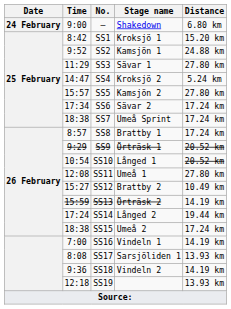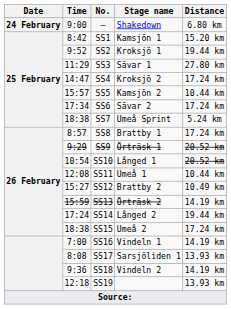(139, 38) Kroksjö 1 -> (139, 38) Kamsjön 1
(139, 52) Kamsjön 1 -> (139, 52) Kroksjö 1
(205, 52) 24.88 km -> (205, 52) 19.44 km
(205, 79) 5.24 km -> (205, 79) 17.24 km
(205, 93) 27.80 km -> (205, 93) 10.44 km
(205, 120) 17.24 km -> (205, 120) 5.24 km
(205, 175) 27.80 km -> (205, 175) 10.44 km
